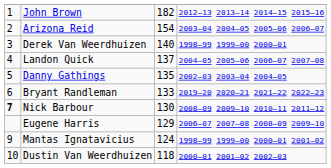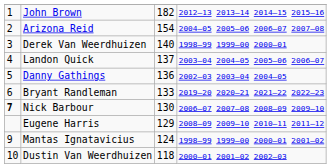(251, 28) 2003–04 2004–05 2005–06 2006–07 -> (251, 28) 2004–05 2005–06 2006–07 2007–08
(251, 60) 2004–05 2005–06 2006–07 2007–08 -> (251, 60) 2003–04 2004–05 2005–06 2006–07
(166, 76) 135 -> (166, 76) 136
(251, 108) 2008–09 2009–10 2010–11 2011–12 -> (251, 108) 2006–07 2007–08 2008–09 2009–10
(251, 124) 2006–07 2007–08 2008–09 2009–10 -> (251, 124) 2008–09 2009–10 2010–11 2011–12
